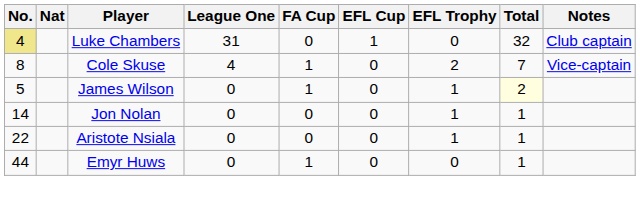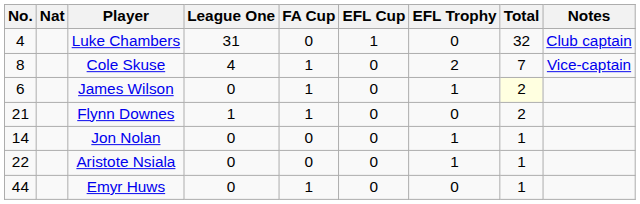(20, 41) khaki background -> (20, 41) no background
(20, 89) 5 -> (20, 89) 6
+ row: (126, 114)
